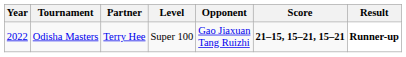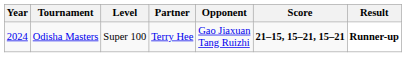columns swapped: (172, 13) <-> (124, 13)
(17, 37) 2022 -> (17, 37) 2024
